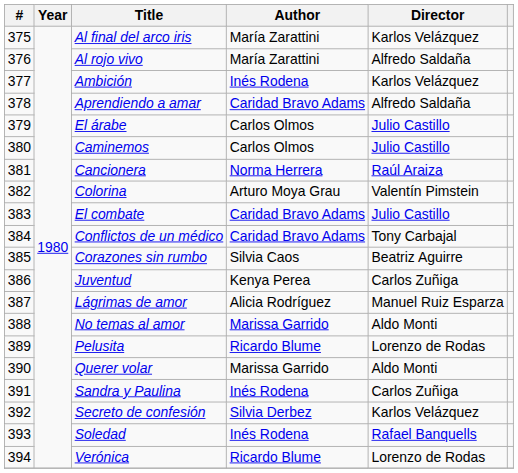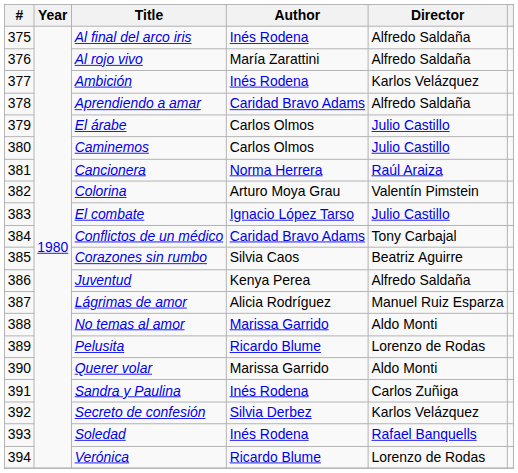(275, 37) María Zarattini -> (269, 37) Inés Rodena
(425, 37) Karlos Velázquez -> (421, 37) Alfredo Saldaña
(297, 214) Caridad Bravo Adams -> (292, 214) Ignacio López Tarso
(415, 280) Carlos Zuñiga -> (421, 280) Alfredo Saldaña
